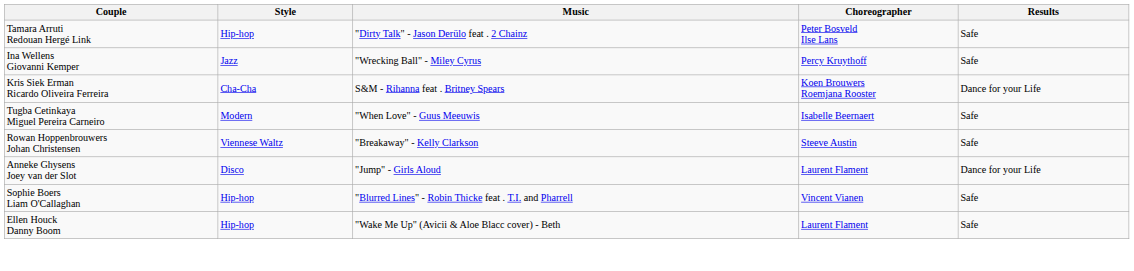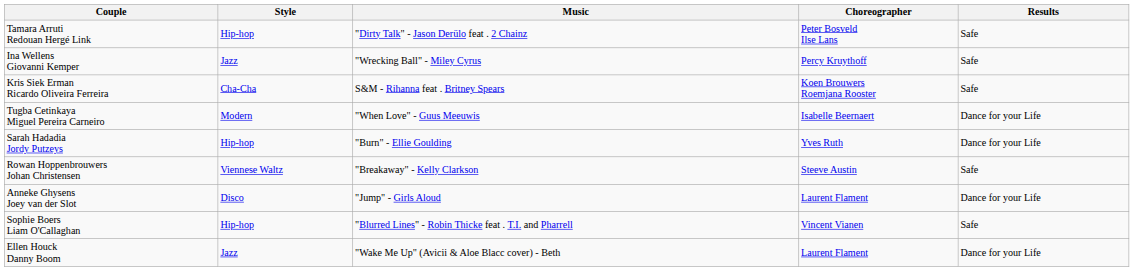(1001, 88) Dance for your Life -> (969, 88) Safe
(969, 116) Safe -> (1001, 116) Dance for your Life
+ row: (36, 143)
(237, 225) Hip-hop -> (229, 252) Jazz
(969, 225) Safe -> (1001, 252) Dance for your Life
